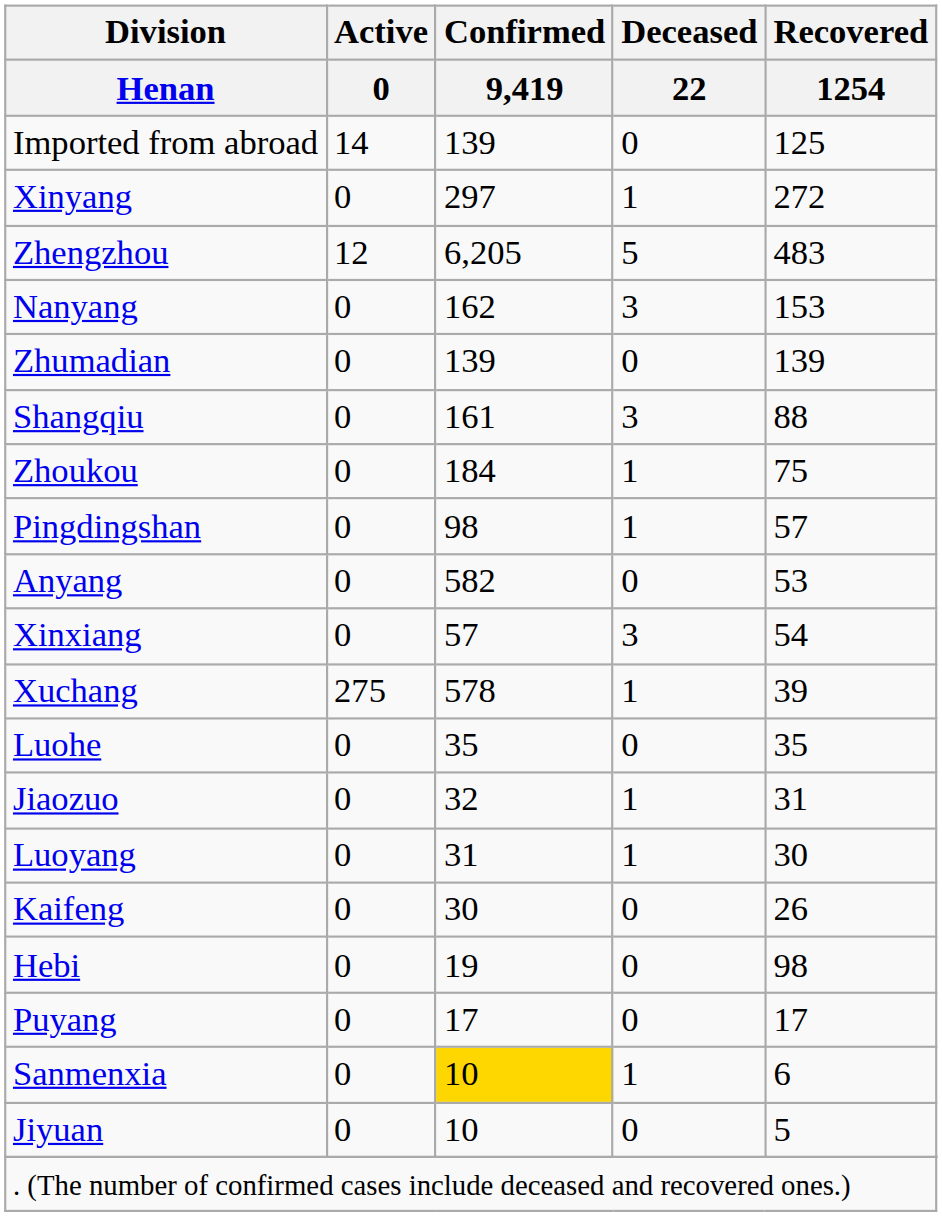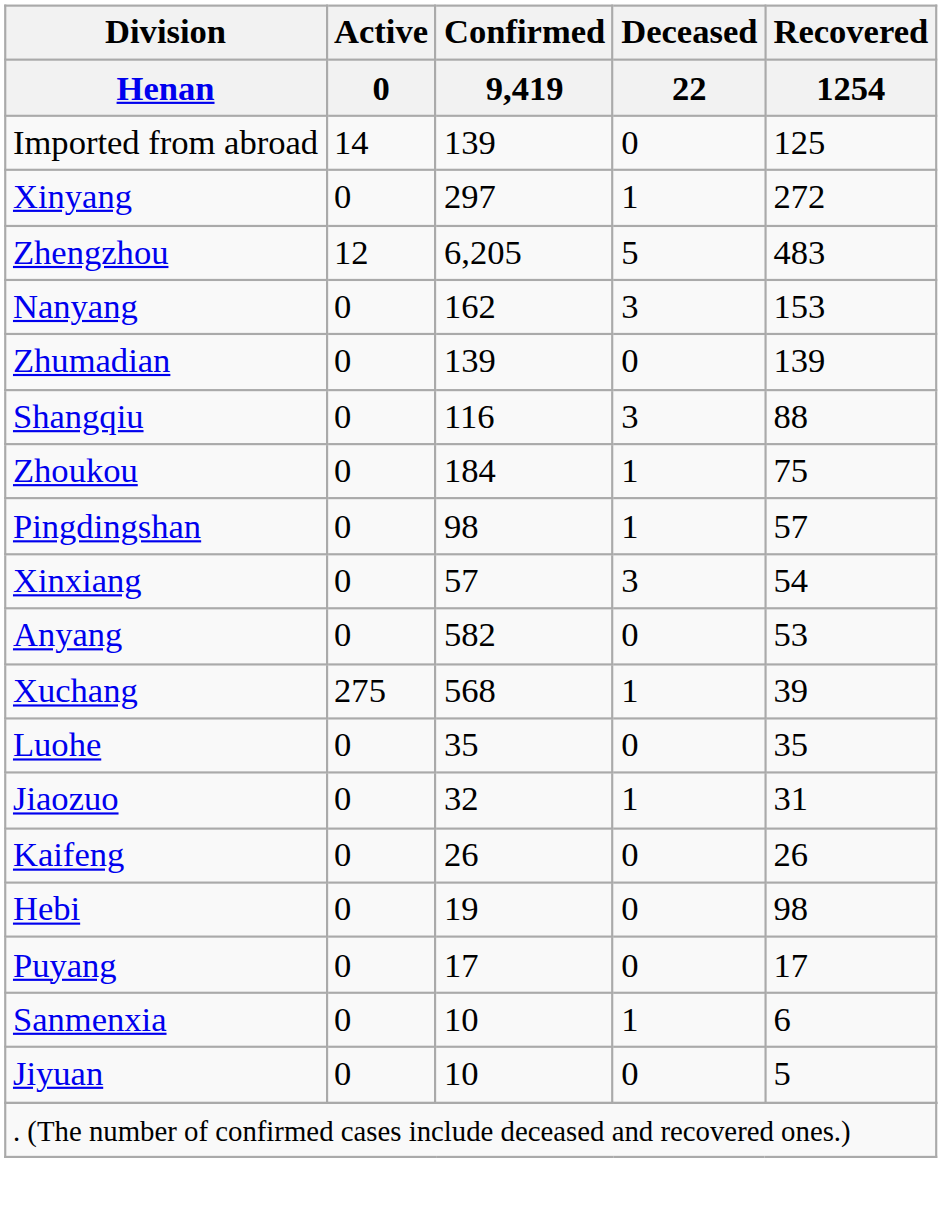(470, 416) 161 -> (469, 416) 116
rows swapped: (77, 635) <-> (68, 580)
(470, 690) 578 -> (470, 690) 568
- row: (74, 854)
(461, 909) 30 -> (461, 854) 26
(461, 1073) gold background -> (461, 1019) no background
